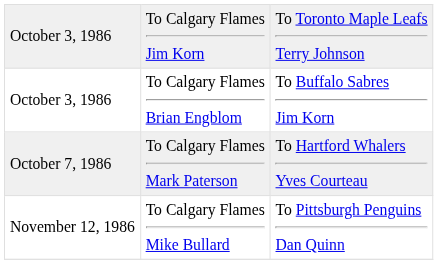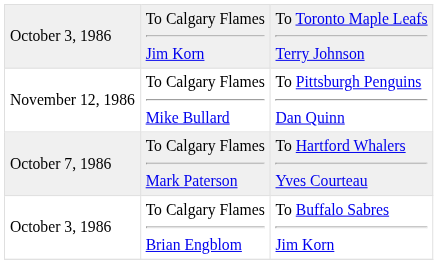rows swapped: (61, 100) <-> (72, 227)
